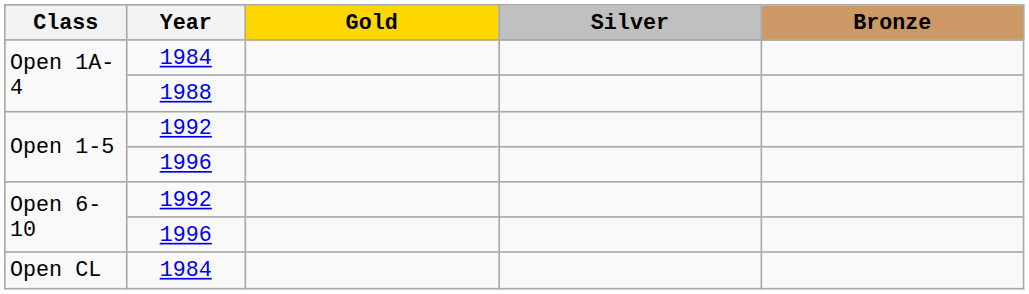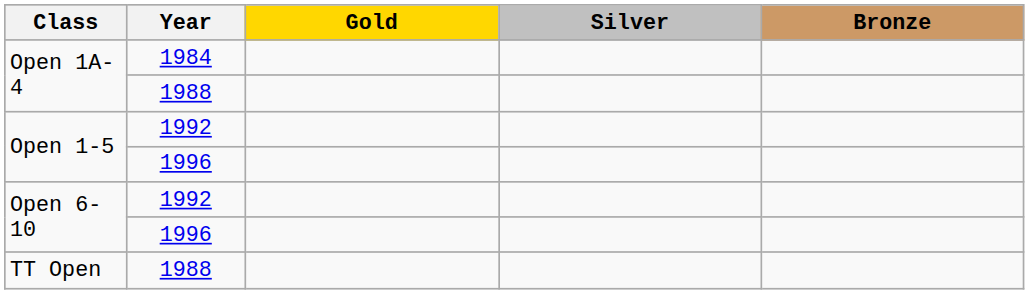- row: (56, 270)
+ row: (56, 270)
